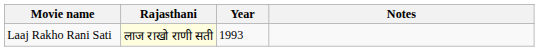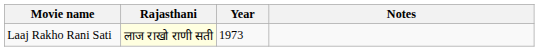(231, 34) 1993 -> (231, 34) 1973
